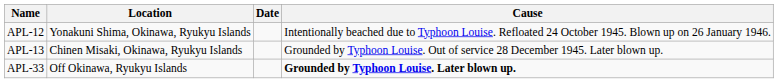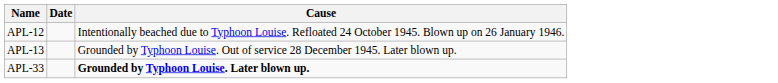- column: (150, 13)
